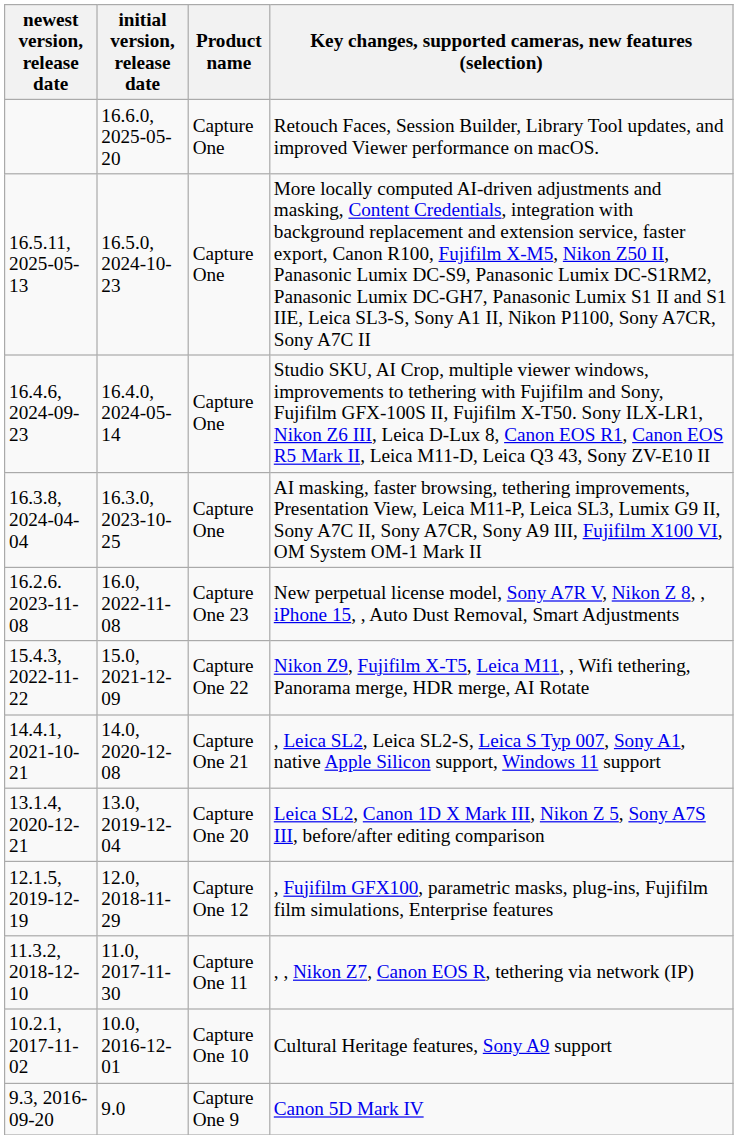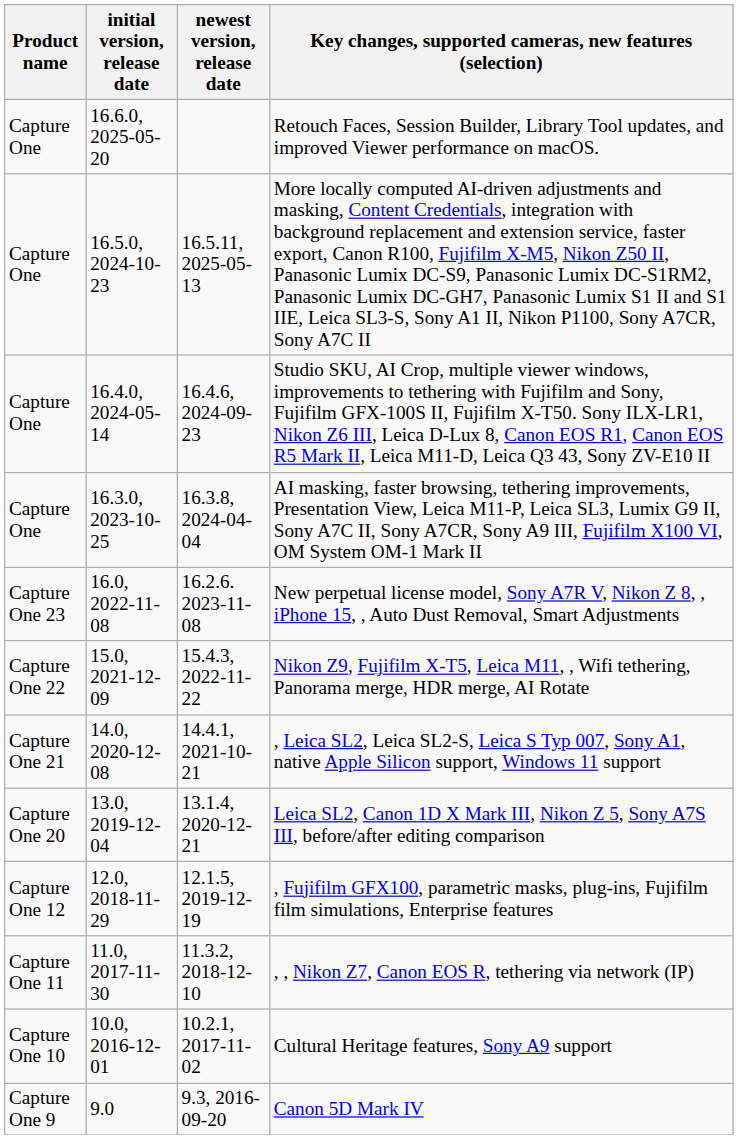columns swapped: (229, 52) <-> (51, 52)
